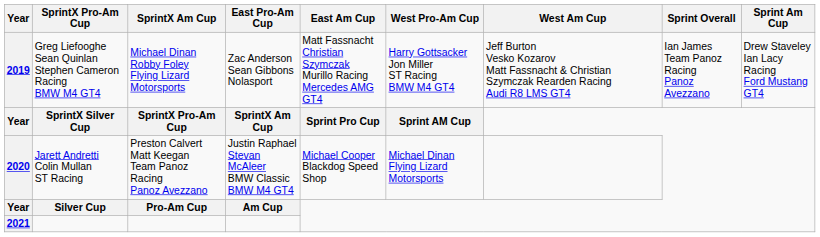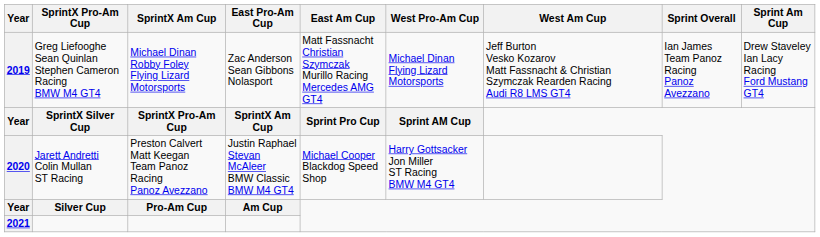(428, 70) Harry Gottsacker Jon Miller ST Racing BMW M4 GT4 -> (422, 70) Michael Dinan Flying Lizard Motorsports
(422, 167) Michael Dinan Flying Lizard Motorsports -> (428, 167) Harry Gottsacker Jon Miller ST Racing BMW M4 GT4
